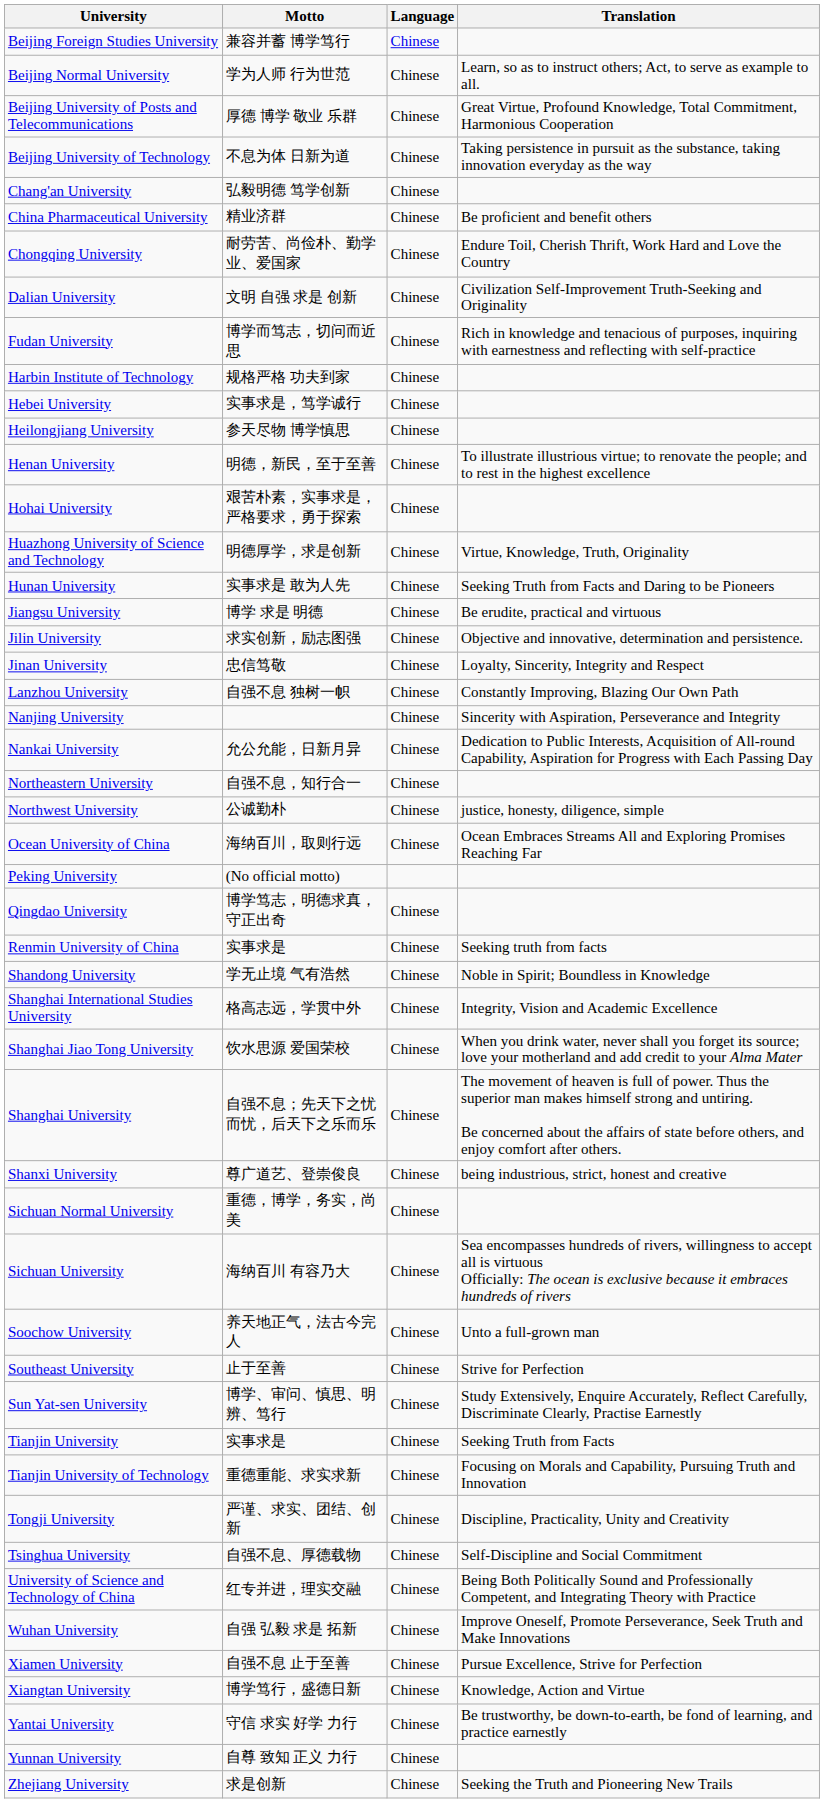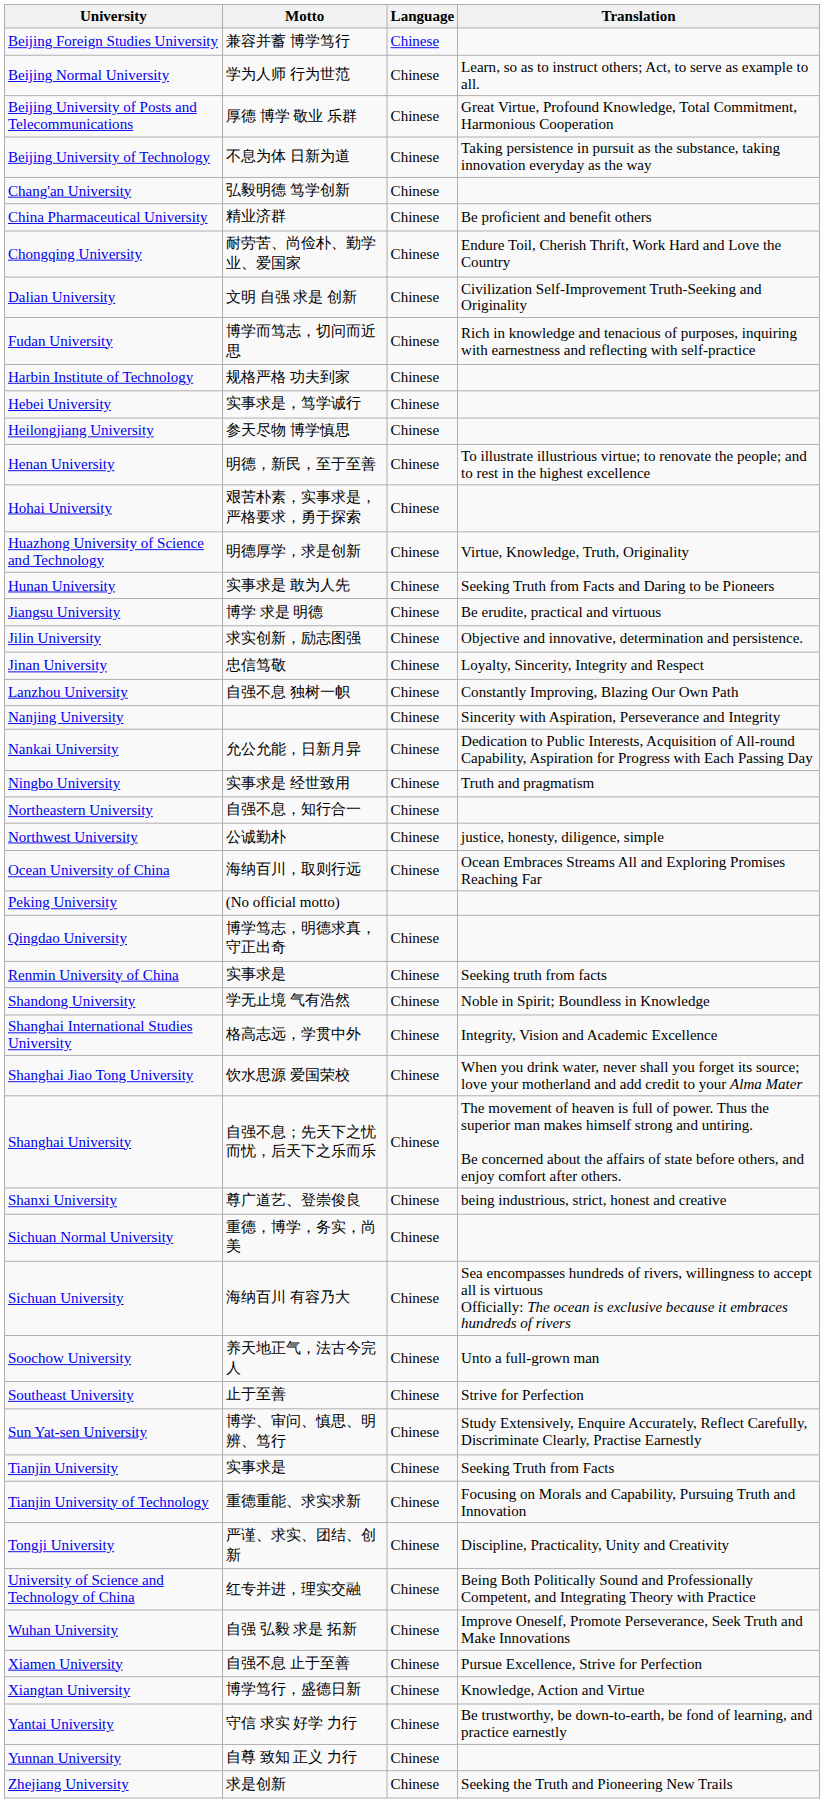+ row: (64, 783)
- row: (69, 1555)
